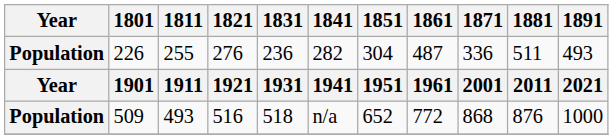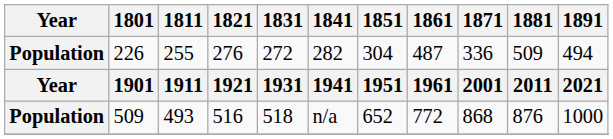(278, 52) 236 -> (278, 52) 272
(527, 52) 511 -> (528, 52) 509
(578, 52) 493 -> (578, 52) 494
